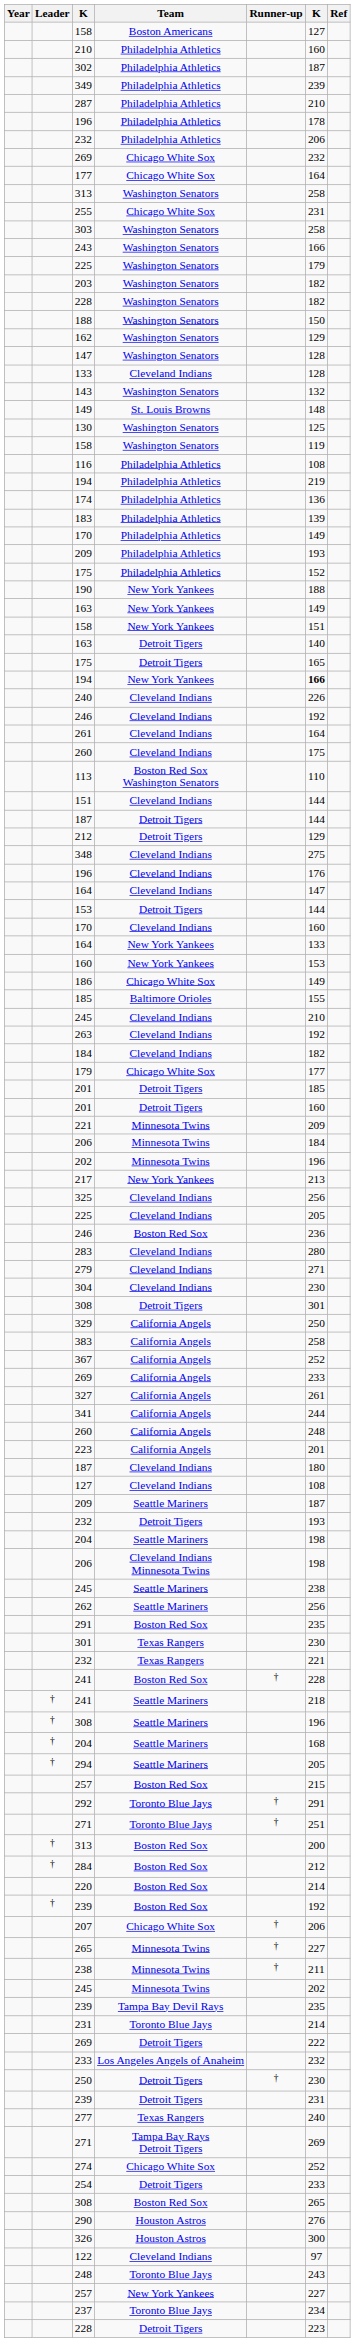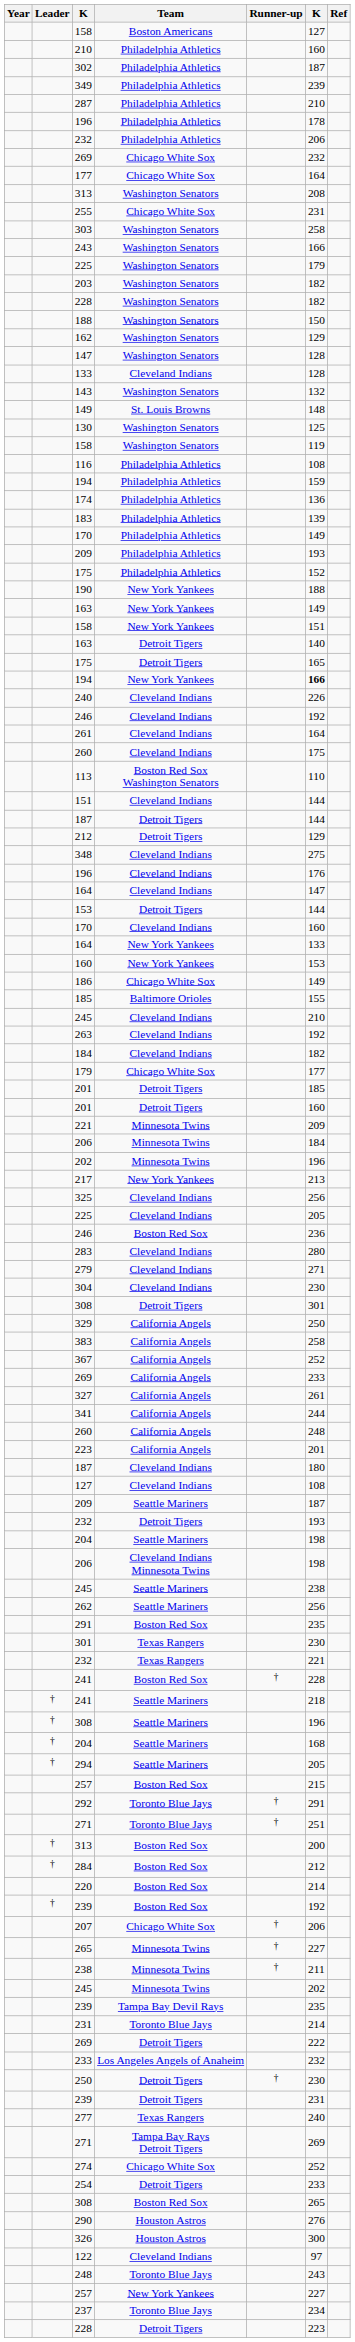(316, 193) 258 -> (316, 193) 208
(316, 481) 219 -> (316, 481) 159
